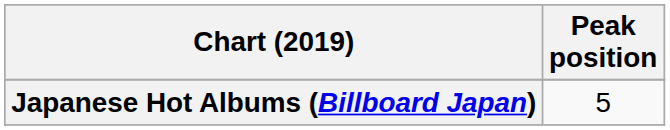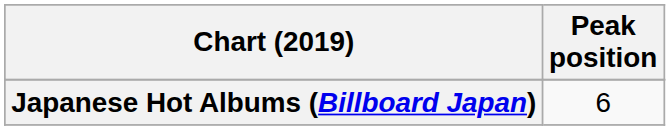(603, 102) 5 -> (603, 102) 6
